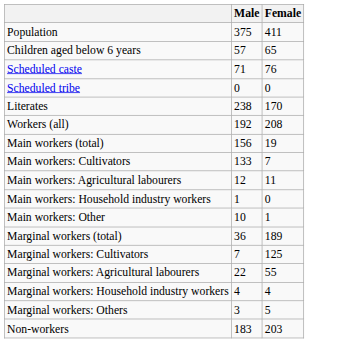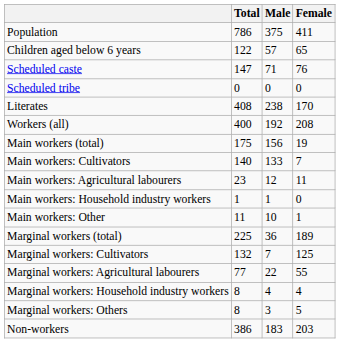+ column: (247, 13)
